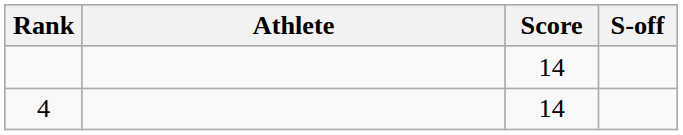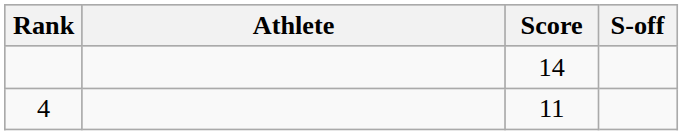(552, 108) 14 -> (552, 108) 11
